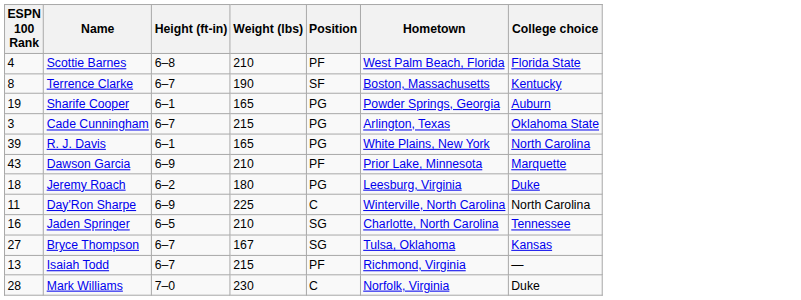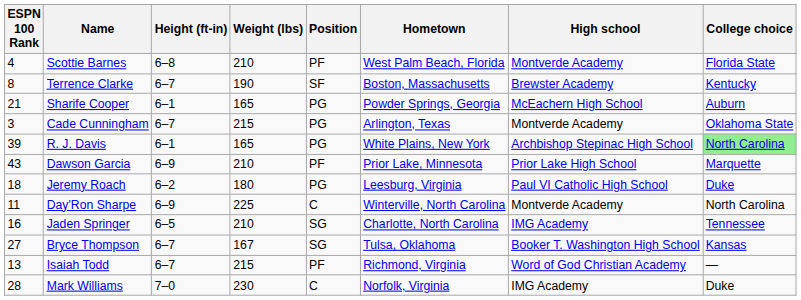+ column: (606, 29)
(14, 104) 19 -> (14, 104) 21
(551, 144) no background -> (745, 144) lightgreen background
